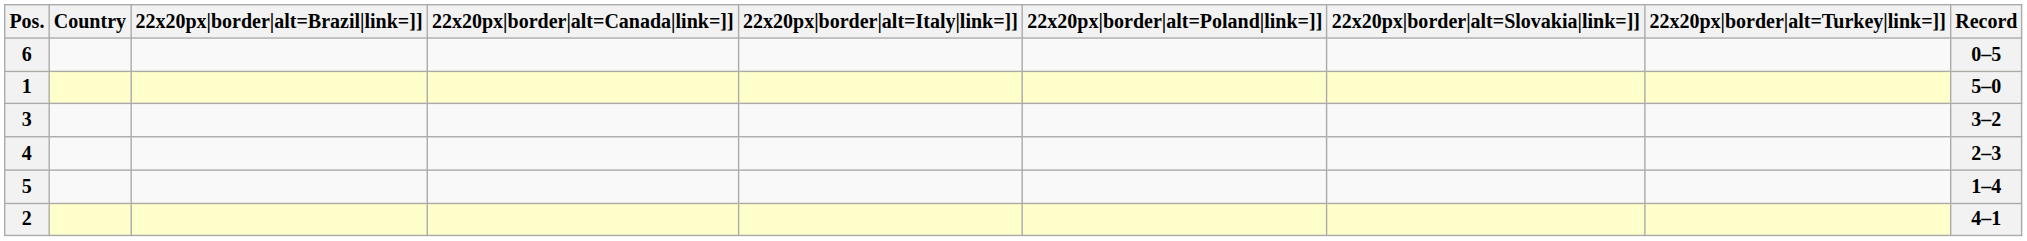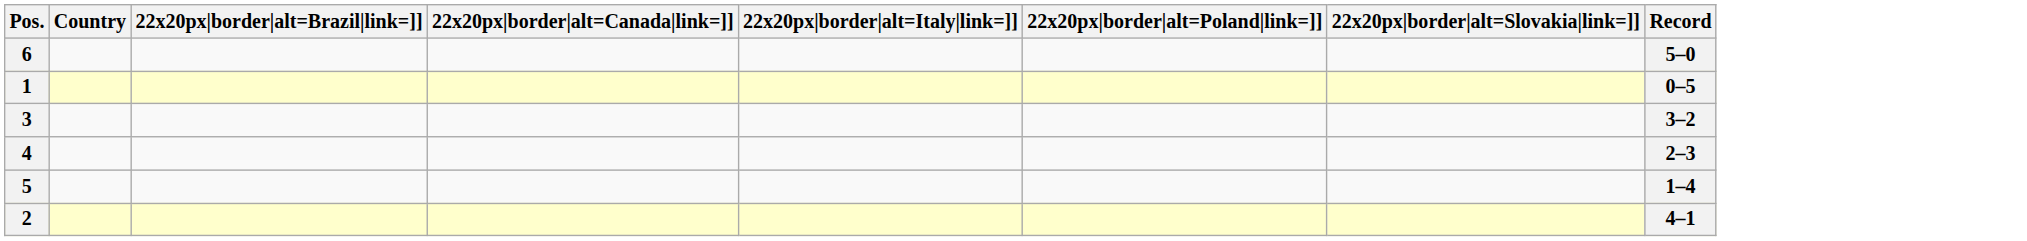- column: (1798, 21)
(1986, 54) 0–5 -> (1681, 54) 5–0
(1986, 87) 5–0 -> (1681, 87) 0–5
